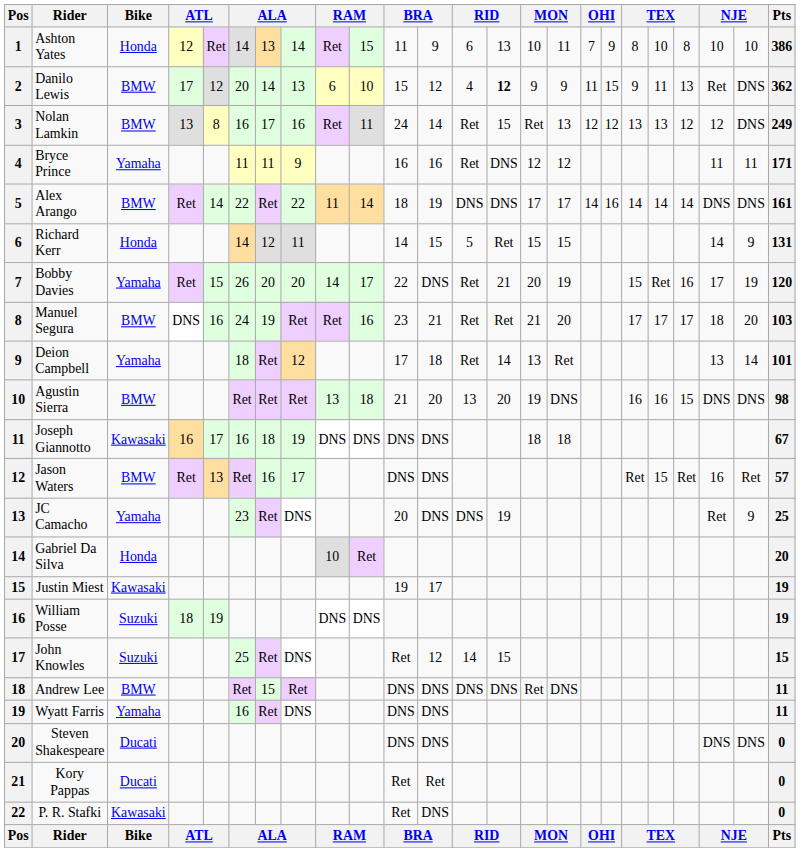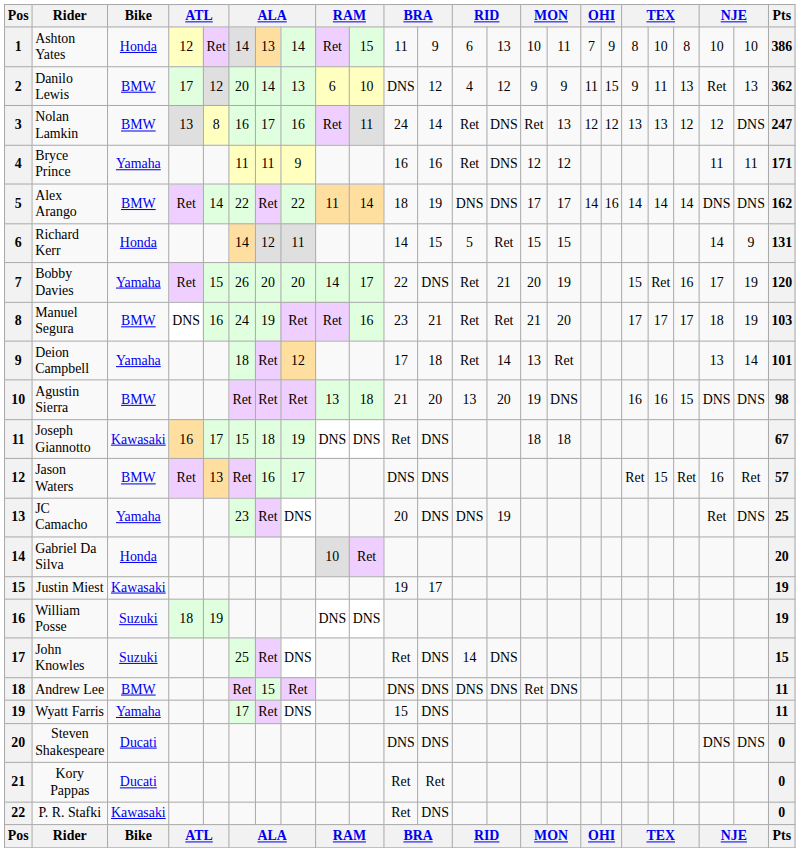(401, 85) 15 -> (401, 85) DNS
(504, 85) bold -> (504, 85) normal
(751, 85) DNS -> (751, 85) 13
(504, 124) 15 -> (504, 124) DNS
(782, 124) 249 -> (782, 124) 247
(782, 203) 161 -> (782, 203) 162
(751, 321) 20 -> (751, 321) 19
(242, 438) 16 -> (242, 438) 15
(401, 438) DNS -> (401, 438) Ret
(751, 517) 9 -> (751, 517) DNS
(435, 657) 12 -> (435, 657) DNS
(504, 657) 15 -> (504, 657) DNS
(242, 711) 16 -> (242, 711) 17
(401, 711) DNS -> (401, 711) 15
